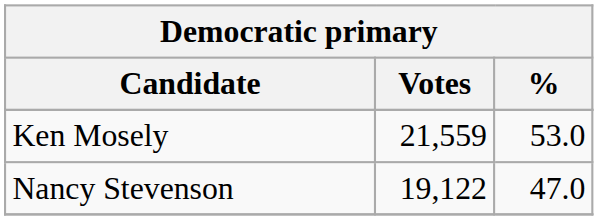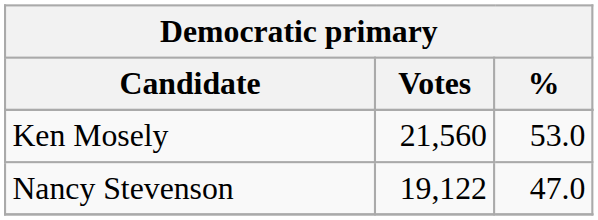(443, 136) 21,559 -> (443, 136) 21,560
